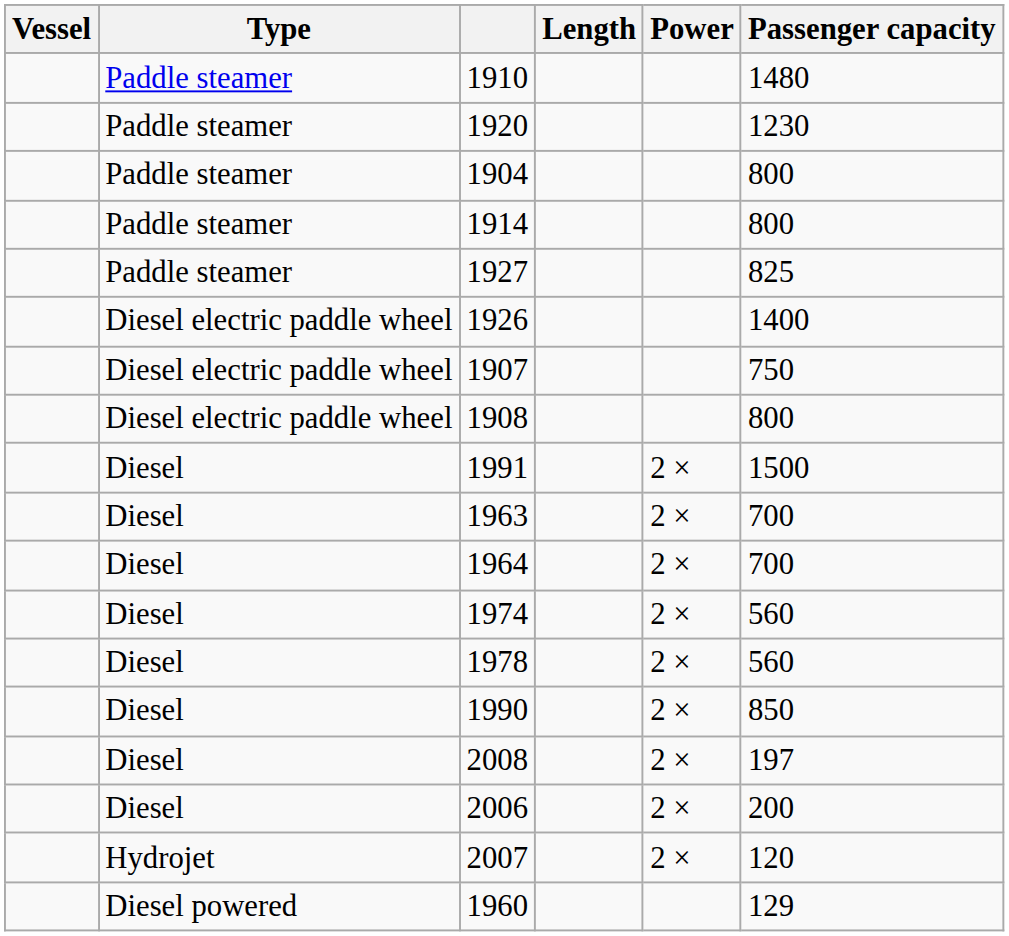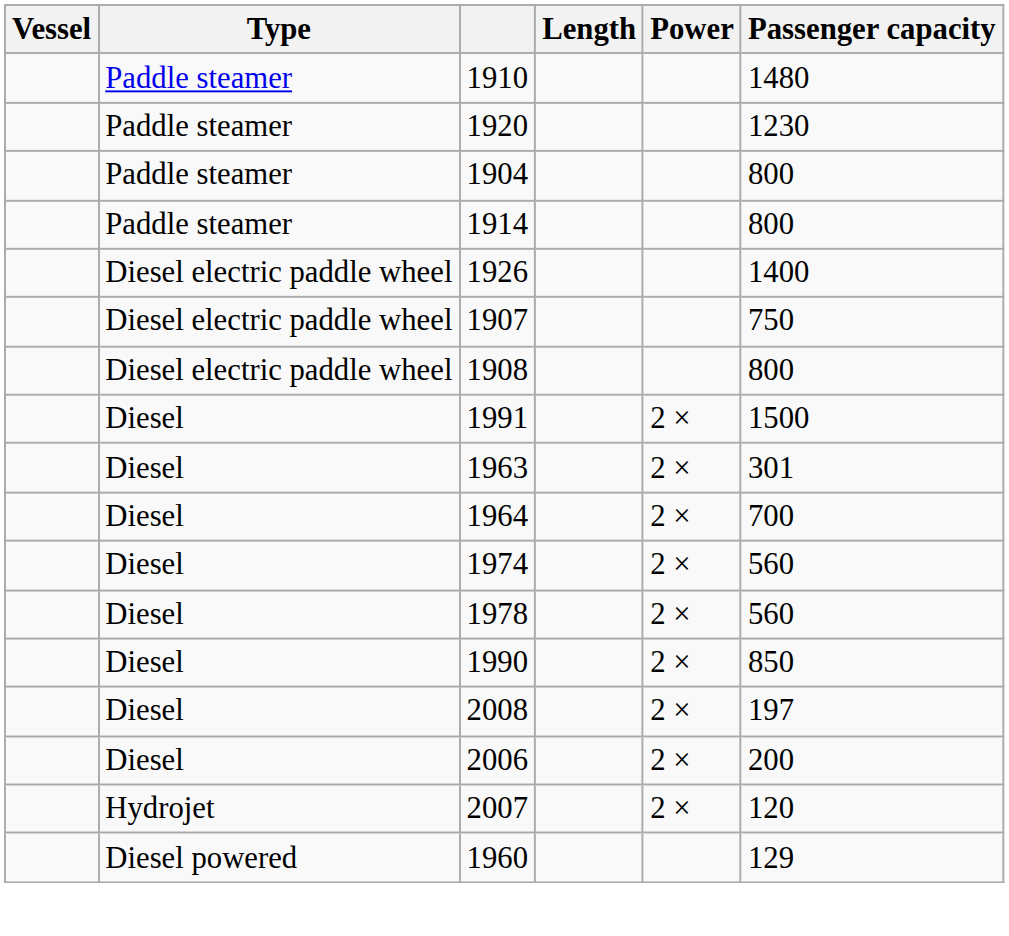- row: (497, 272)
(771, 516) 700 -> (771, 467) 301
